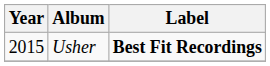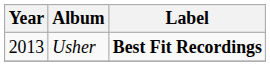(26, 46) 2015 -> (26, 46) 2013
